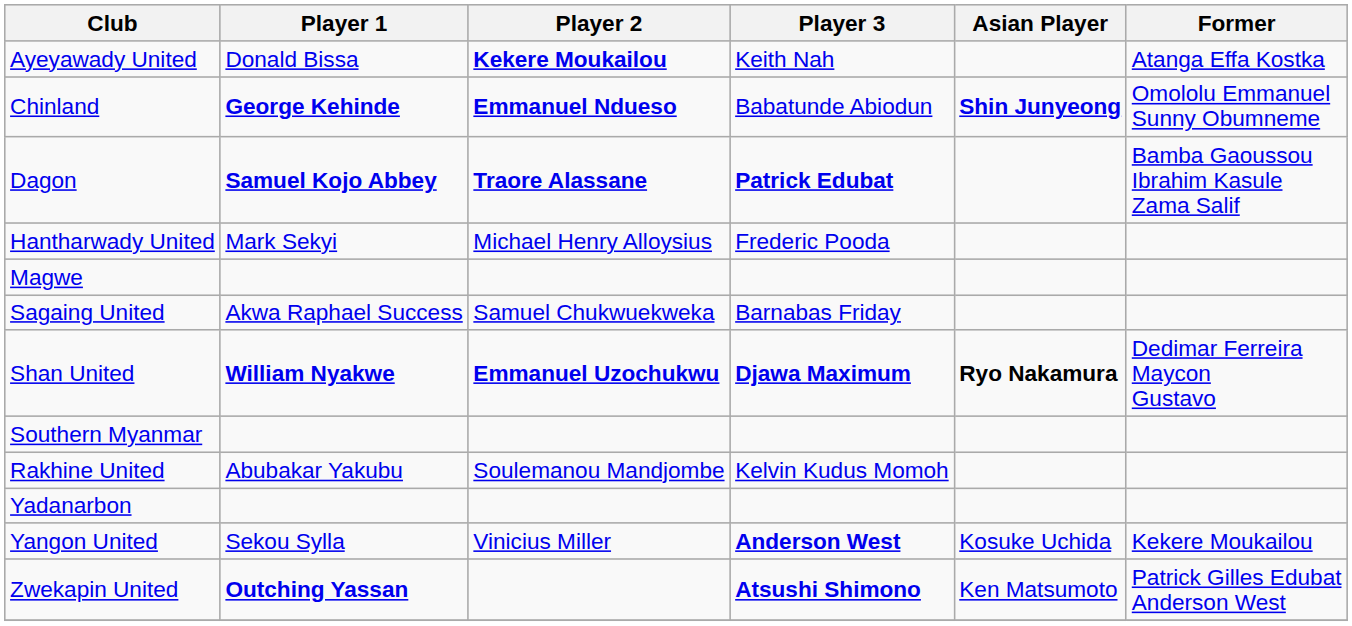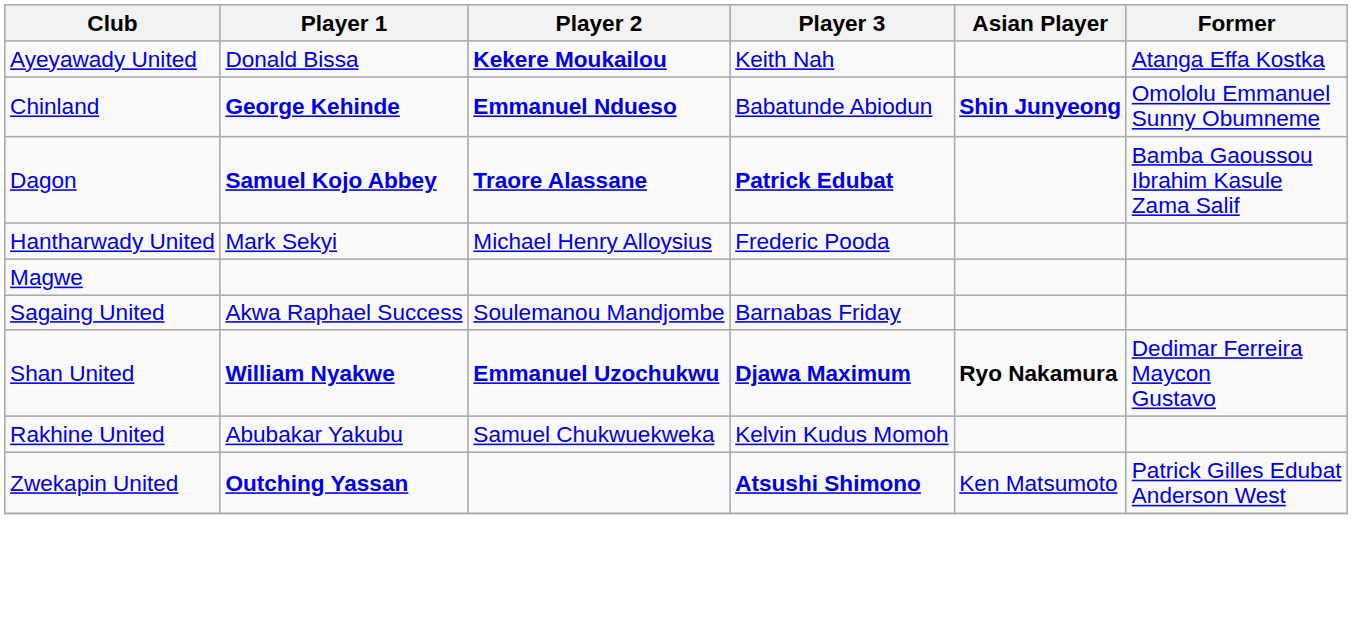(594, 313) Samuel Chukwuekweka -> (599, 313) Soulemanou Mandjombe
- row: (106, 434)
(599, 470) Soulemanou Mandjombe -> (594, 434) Samuel Chukwuekweka
- row: (71, 506)
- row: (84, 542)
